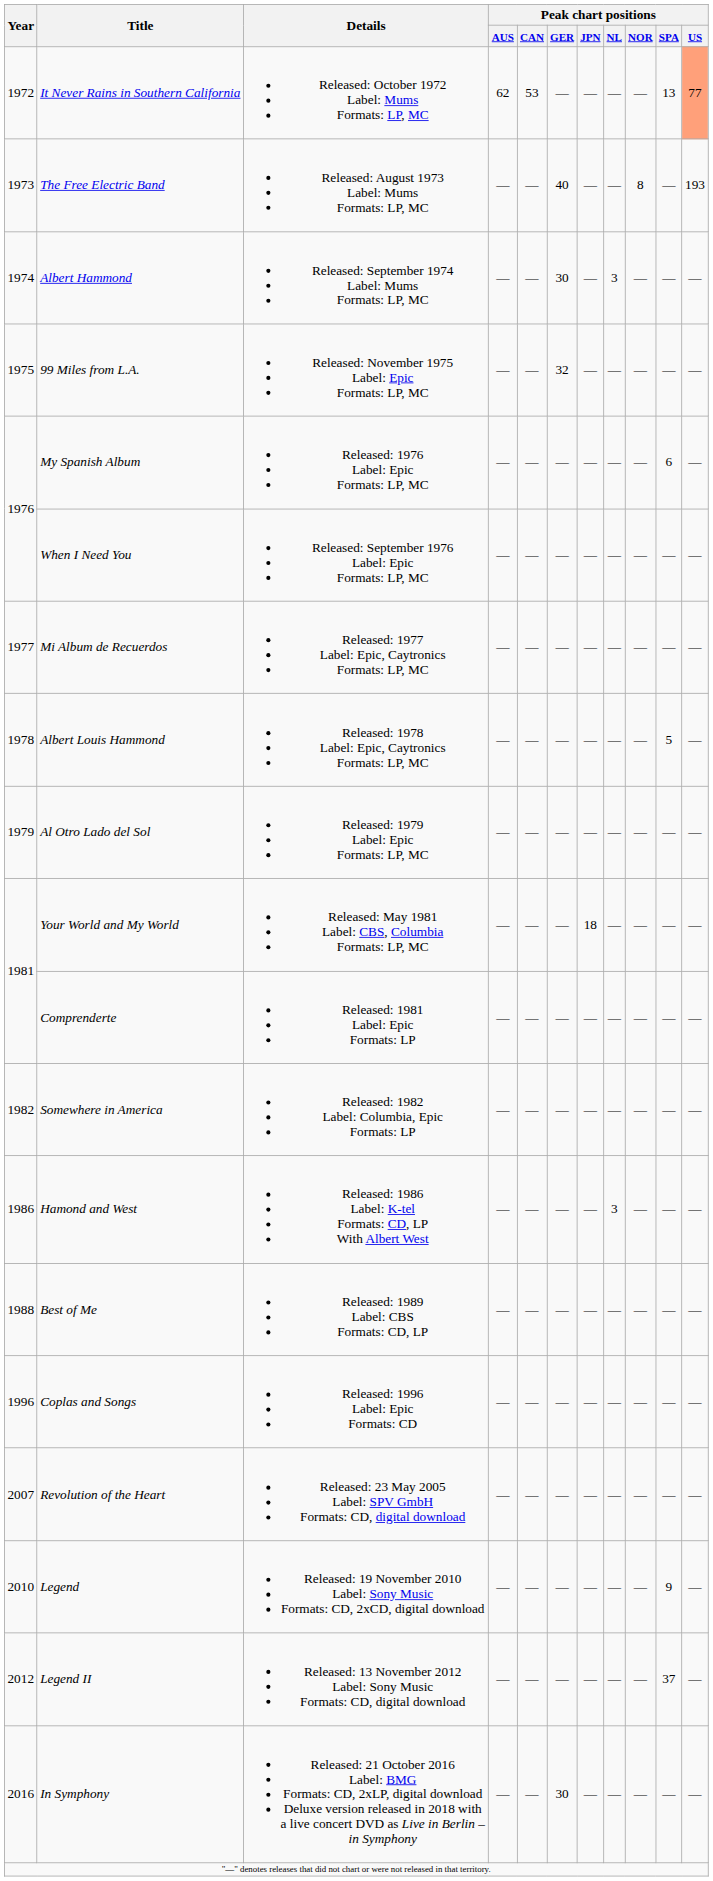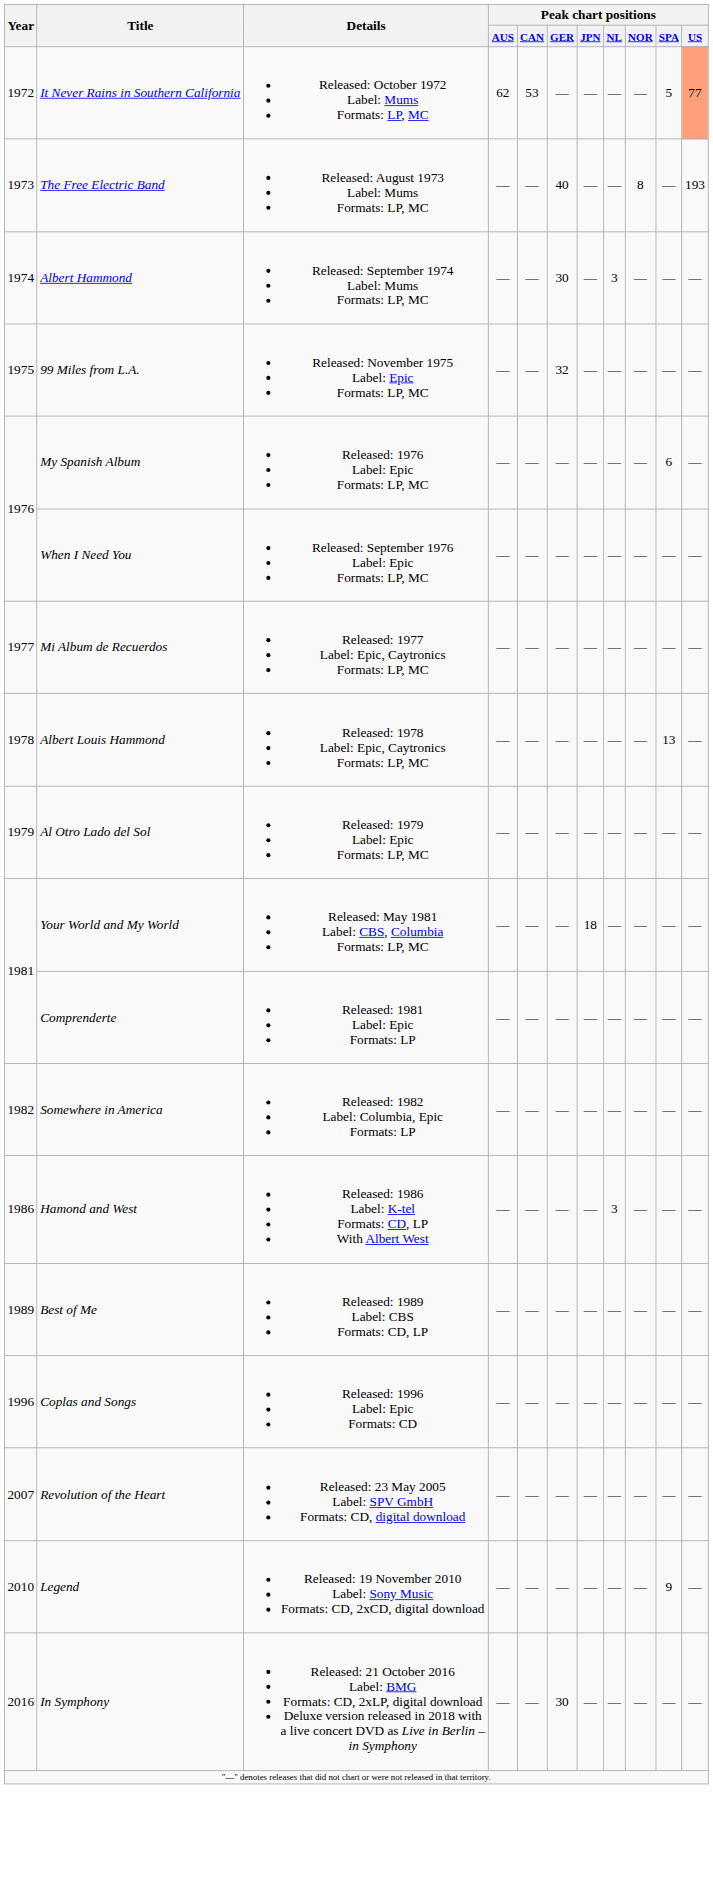(669, 92) 13 -> (669, 92) 5
(669, 739) 5 -> (669, 739) 13
(21, 1309) 1988 -> (21, 1309) 1989
- row: (66, 1679)
